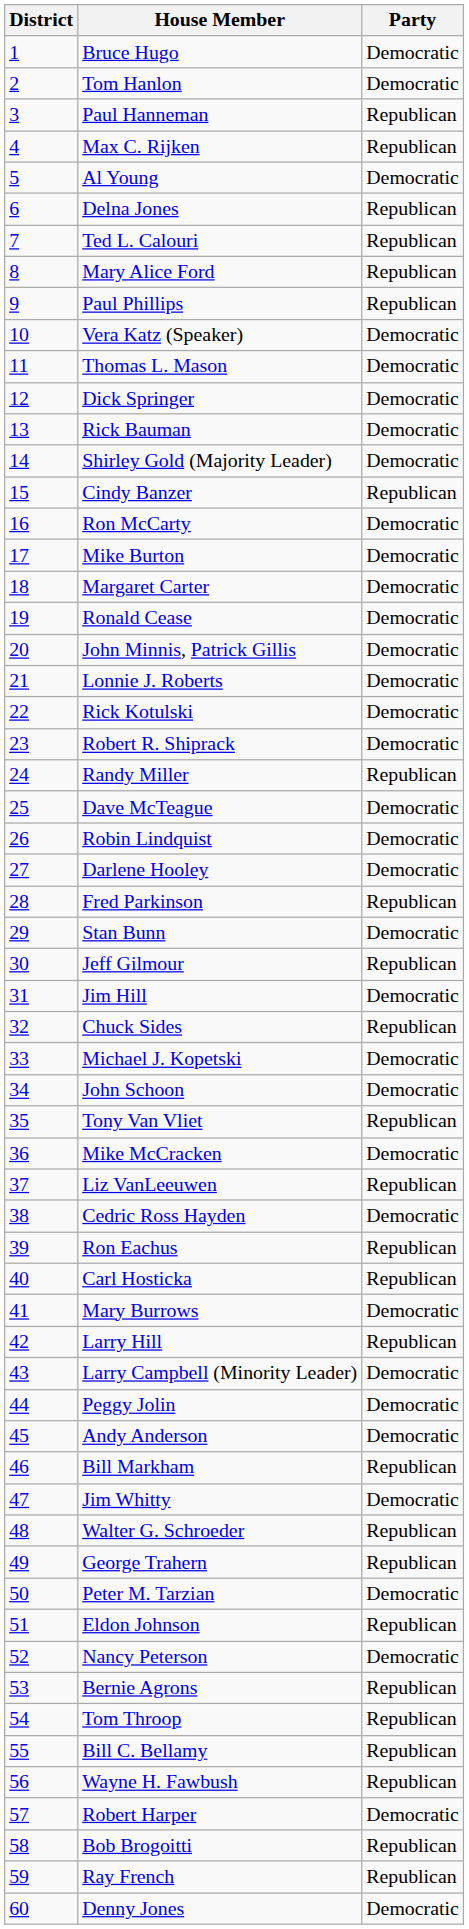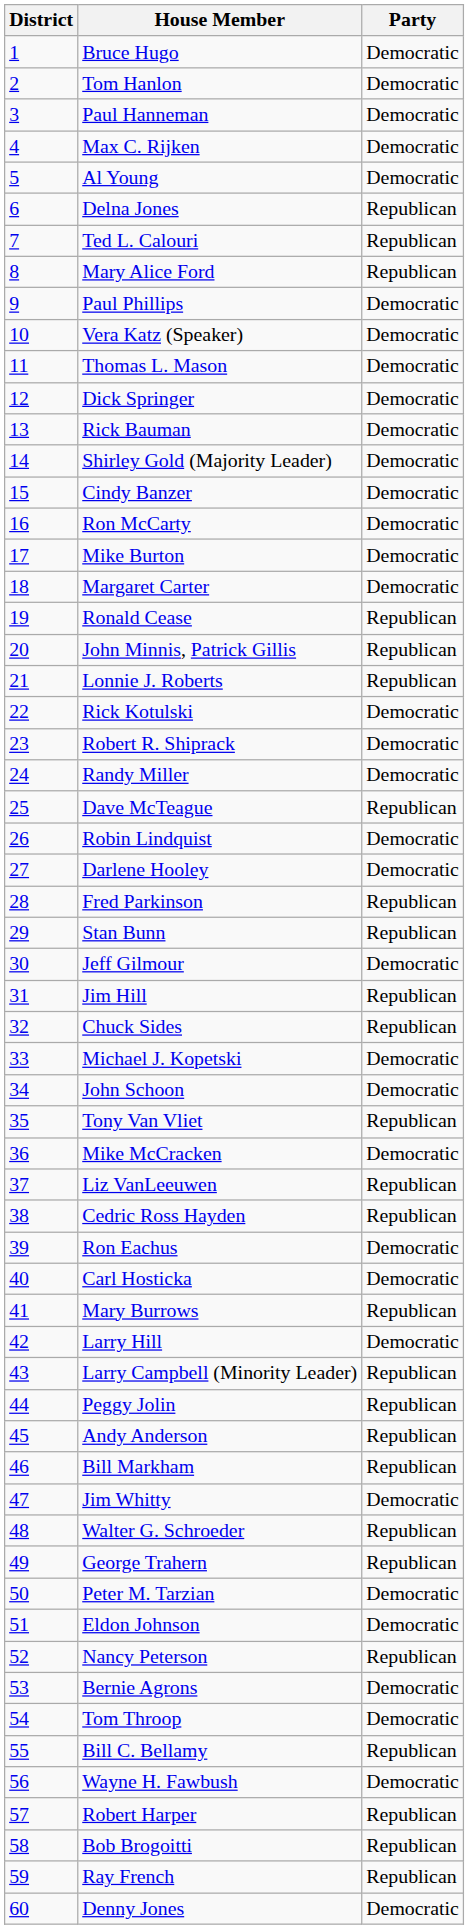(411, 114) Republican -> (413, 114) Democratic
(411, 146) Republican -> (413, 146) Democratic
(411, 303) Republican -> (413, 303) Democratic
(411, 492) Republican -> (413, 492) Democratic
(413, 618) Democratic -> (411, 618) Republican
(413, 649) Democratic -> (411, 649) Republican
(413, 680) Democratic -> (411, 680) Republican
(411, 775) Republican -> (413, 775) Democratic
(413, 806) Democratic -> (411, 806) Republican
(413, 932) Democratic -> (411, 932) Republican
(411, 964) Republican -> (413, 964) Democratic
(413, 995) Democratic -> (411, 995) Republican
(413, 1215) Democratic -> (411, 1215) Republican
(411, 1247) Republican -> (413, 1247) Democratic
(411, 1278) Republican -> (413, 1278) Democratic
(413, 1310) Democratic -> (411, 1310) Republican
(411, 1341) Republican -> (413, 1341) Democratic
(413, 1373) Democratic -> (411, 1373) Republican
(413, 1404) Democratic -> (411, 1404) Republican
(413, 1436) Democratic -> (411, 1436) Republican
(411, 1624) Republican -> (413, 1624) Democratic
(413, 1656) Democratic -> (411, 1656) Republican
(411, 1687) Republican -> (413, 1687) Democratic
(411, 1719) Republican -> (413, 1719) Democratic
(411, 1782) Republican -> (413, 1782) Democratic
(413, 1813) Democratic -> (411, 1813) Republican
